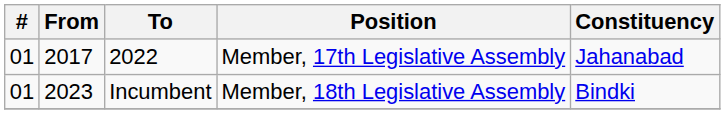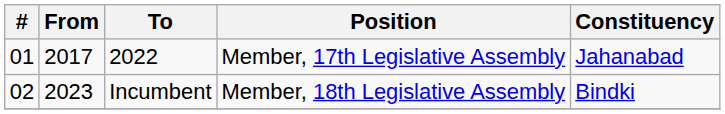(22, 91) 01 -> (22, 91) 02
